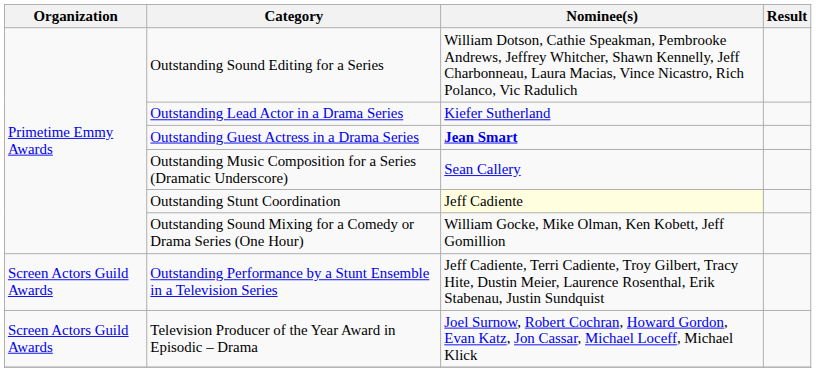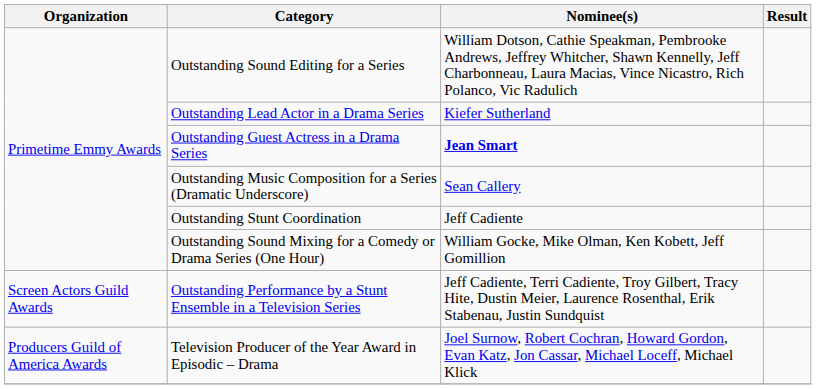(484, 201) lightyellow background -> (484, 217) no background
(68, 339) Screen Actors Guild Awards -> (65, 355) Producers Guild of America Awards
